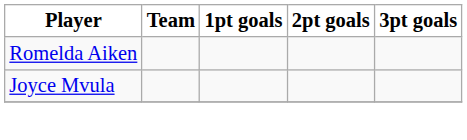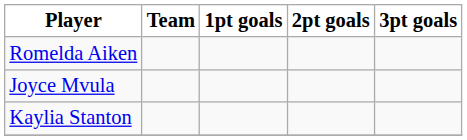+ row: (71, 118)
